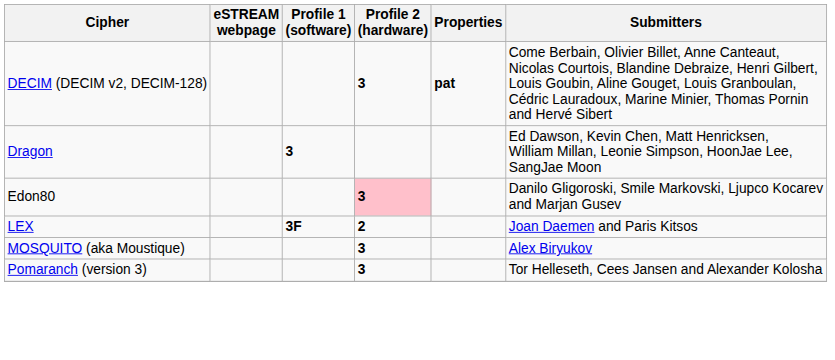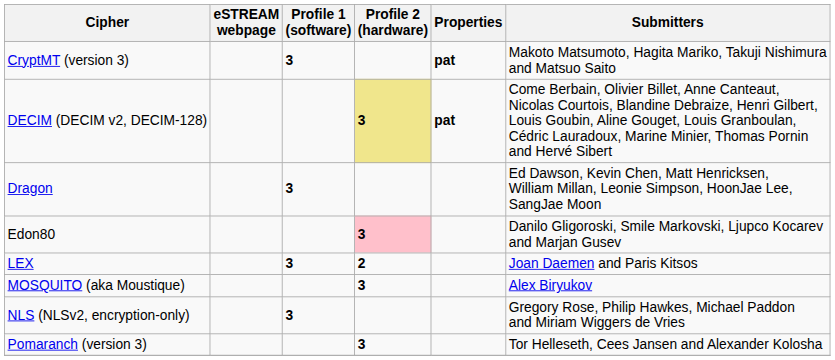+ row: (68, 60)
(362, 83) no background -> (362, 120) khaki background
(294, 226) 3F -> (289, 263) 3
+ row: (99, 315)
